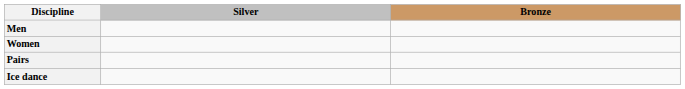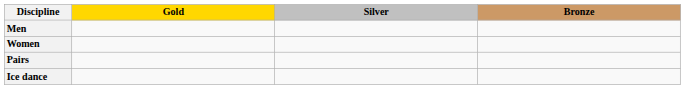+ column: (173, 12)
